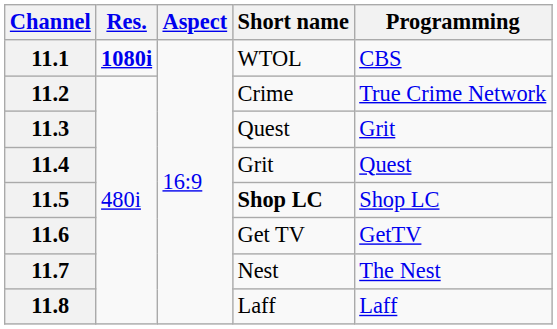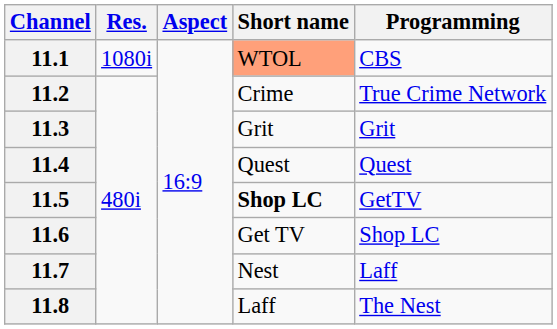(127, 57) bold -> (127, 57) normal
(270, 57) no background -> (270, 57) lightsalmon background
(264, 128) Quest -> (256, 128) Grit
(256, 164) Grit -> (264, 164) Quest
(399, 199) Shop LC -> (390, 199) GetTV
(390, 235) GetTV -> (399, 235) Shop LC
(400, 270) The Nest -> (378, 270) Laff
(378, 306) Laff -> (400, 306) The Nest
